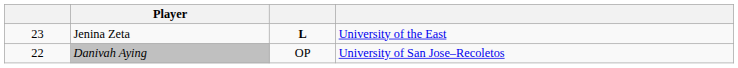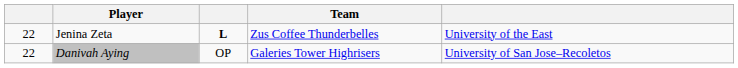+ column: (345, 14)
(38, 33) 23 -> (29, 33) 22
